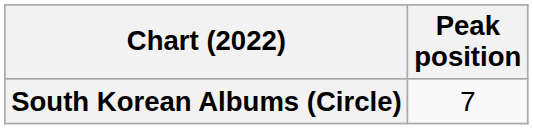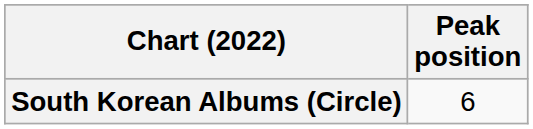(468, 100) 7 -> (468, 100) 6
